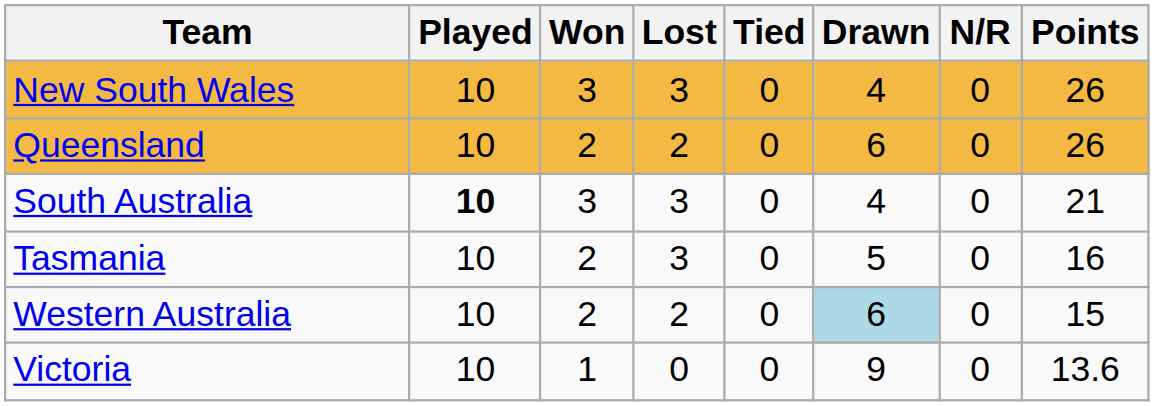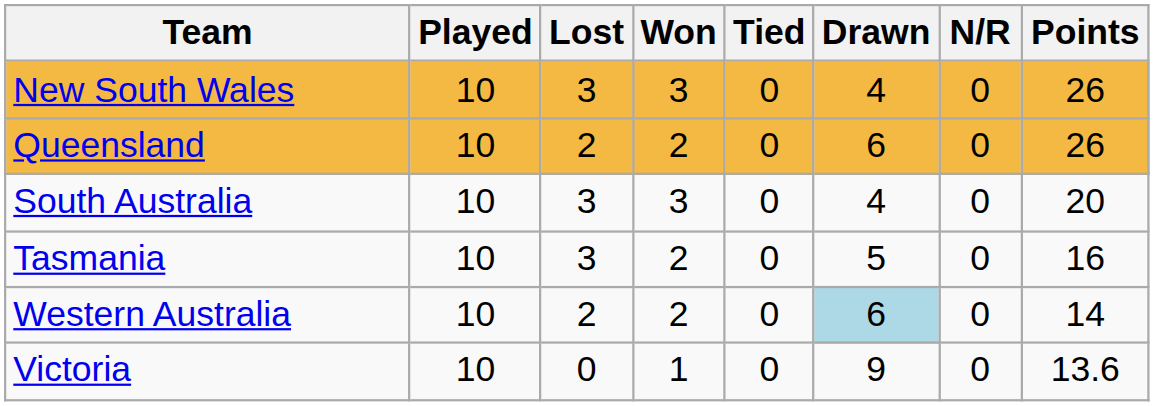columns swapped: (587, 32) <-> (679, 32)
(475, 201) bold -> (475, 201) normal
(1085, 201) 21 -> (1085, 201) 20
(1085, 314) 15 -> (1085, 314) 14
